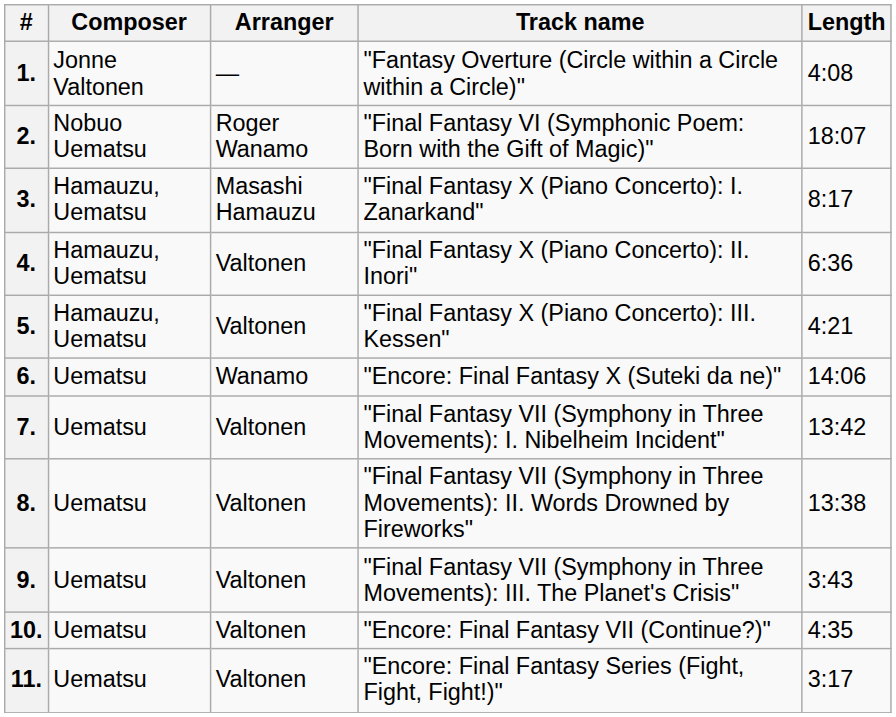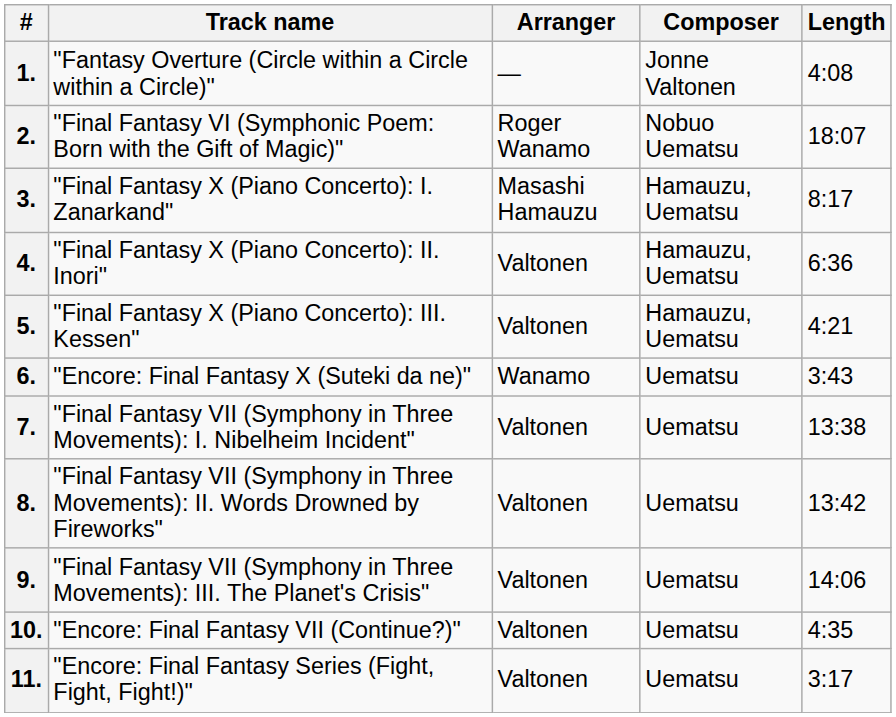columns swapped: (580, 23) <-> (129, 23)
(837, 376) 14:06 -> (830, 376) 3:43
(837, 426) 13:42 -> (837, 426) 13:38
(837, 503) 13:38 -> (837, 503) 13:42
(830, 579) 3:43 -> (837, 579) 14:06
